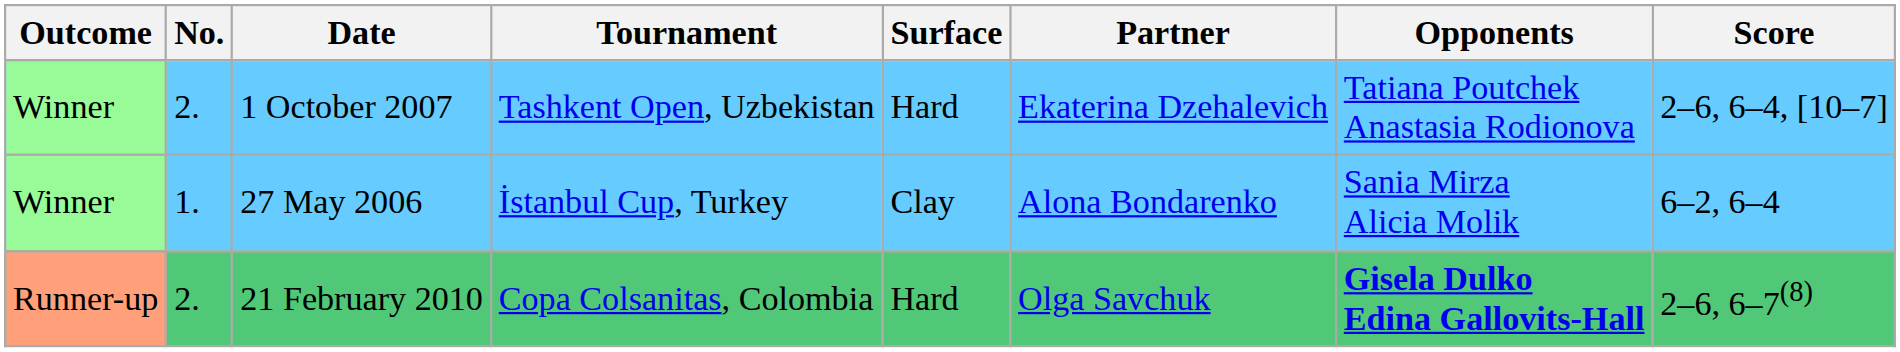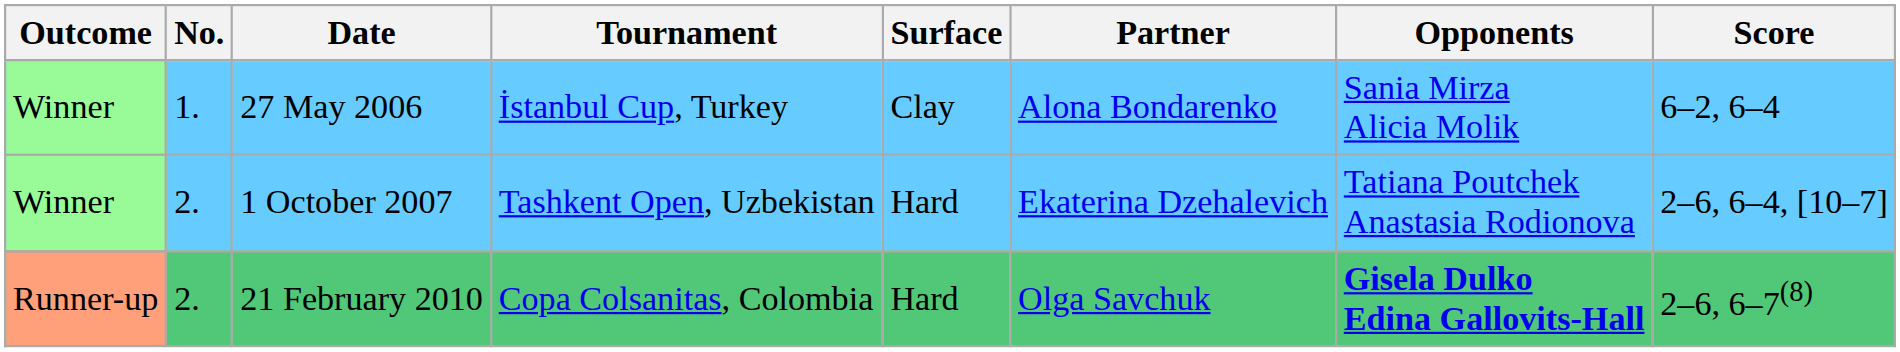rows swapped: (331, 201) <-> (346, 106)
